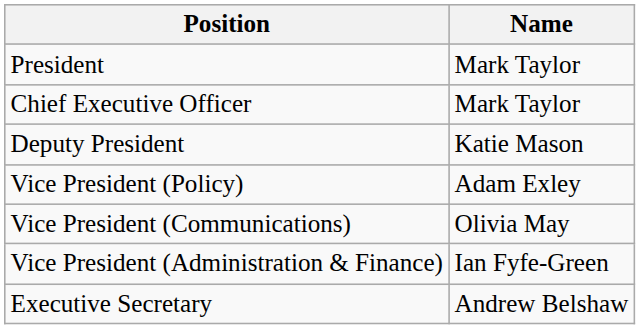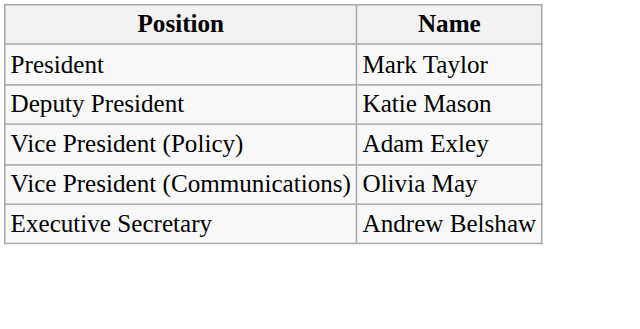- row: (131, 104)
- row: (227, 263)
